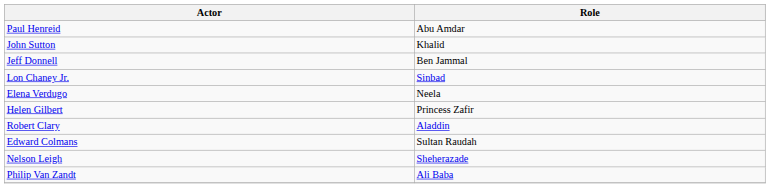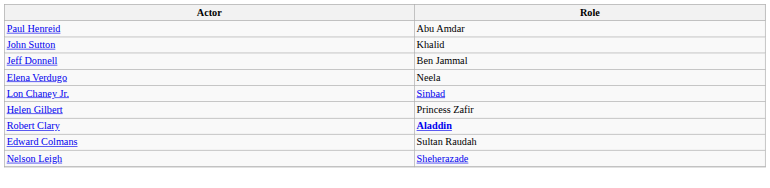rows swapped: (38, 77) <-> (37, 93)
(433, 126) normal -> (434, 126) bold
- row: (41, 175)
